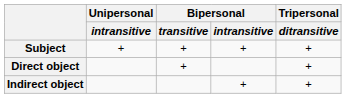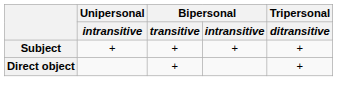- row: (45, 84)
